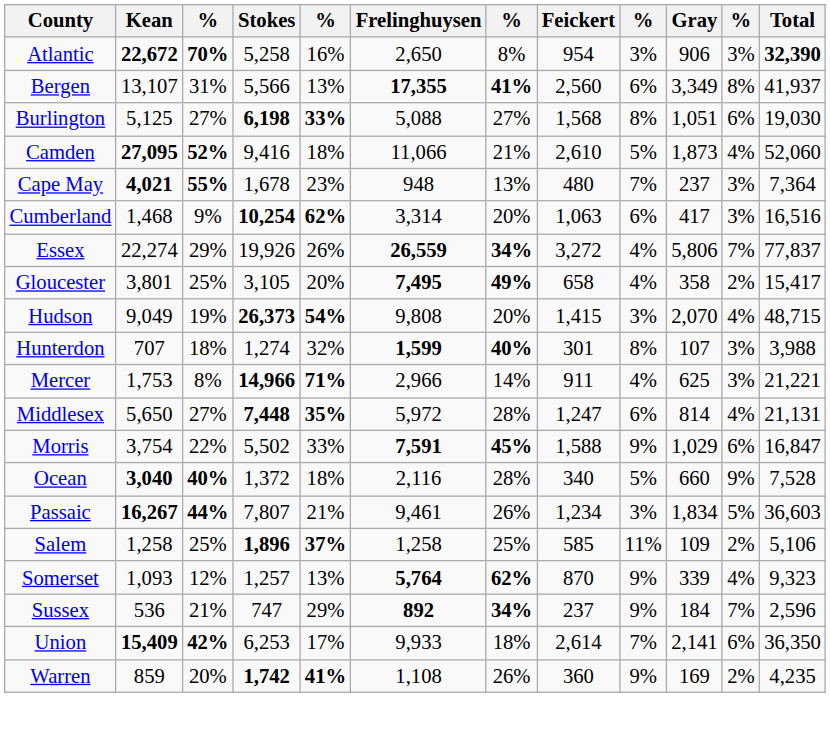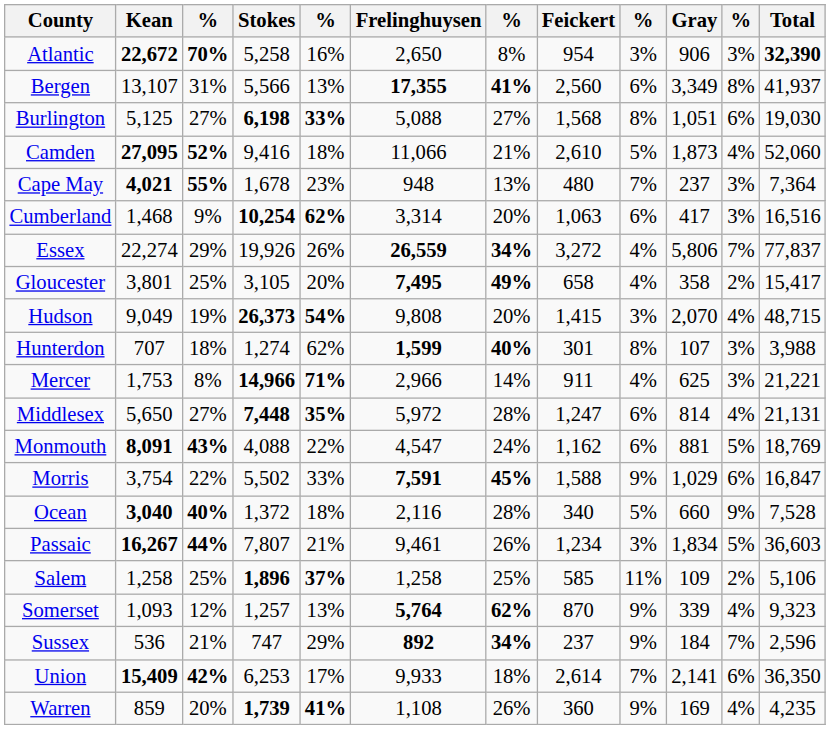(326, 348) 32% -> (326, 348) 62%
+ row: (60, 446)
(267, 675) 1,742 -> (267, 708) 1,739
(741, 675) 2% -> (741, 708) 4%
